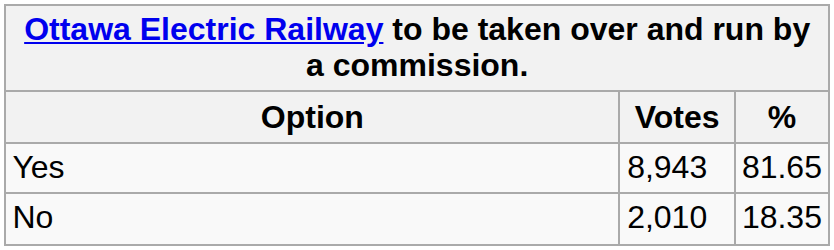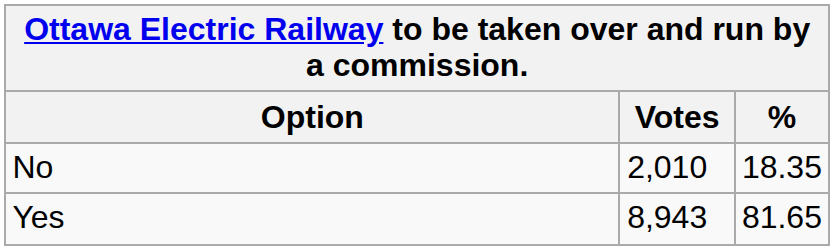rows swapped: (38, 167) <-> (33, 218)
